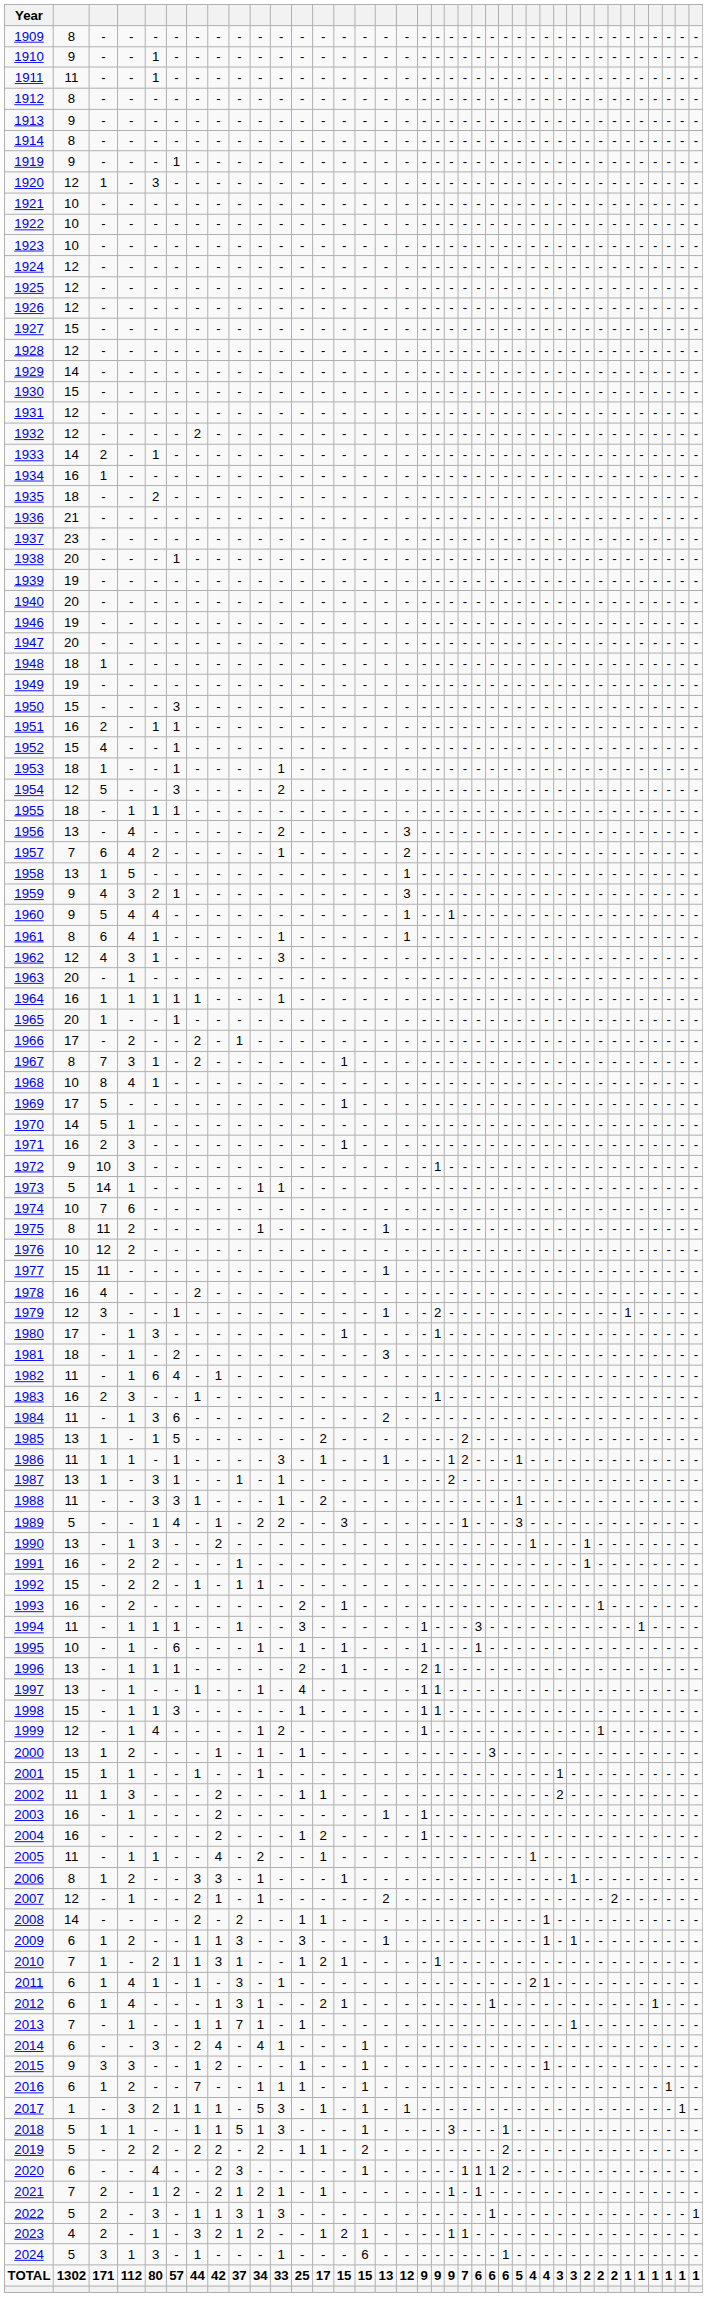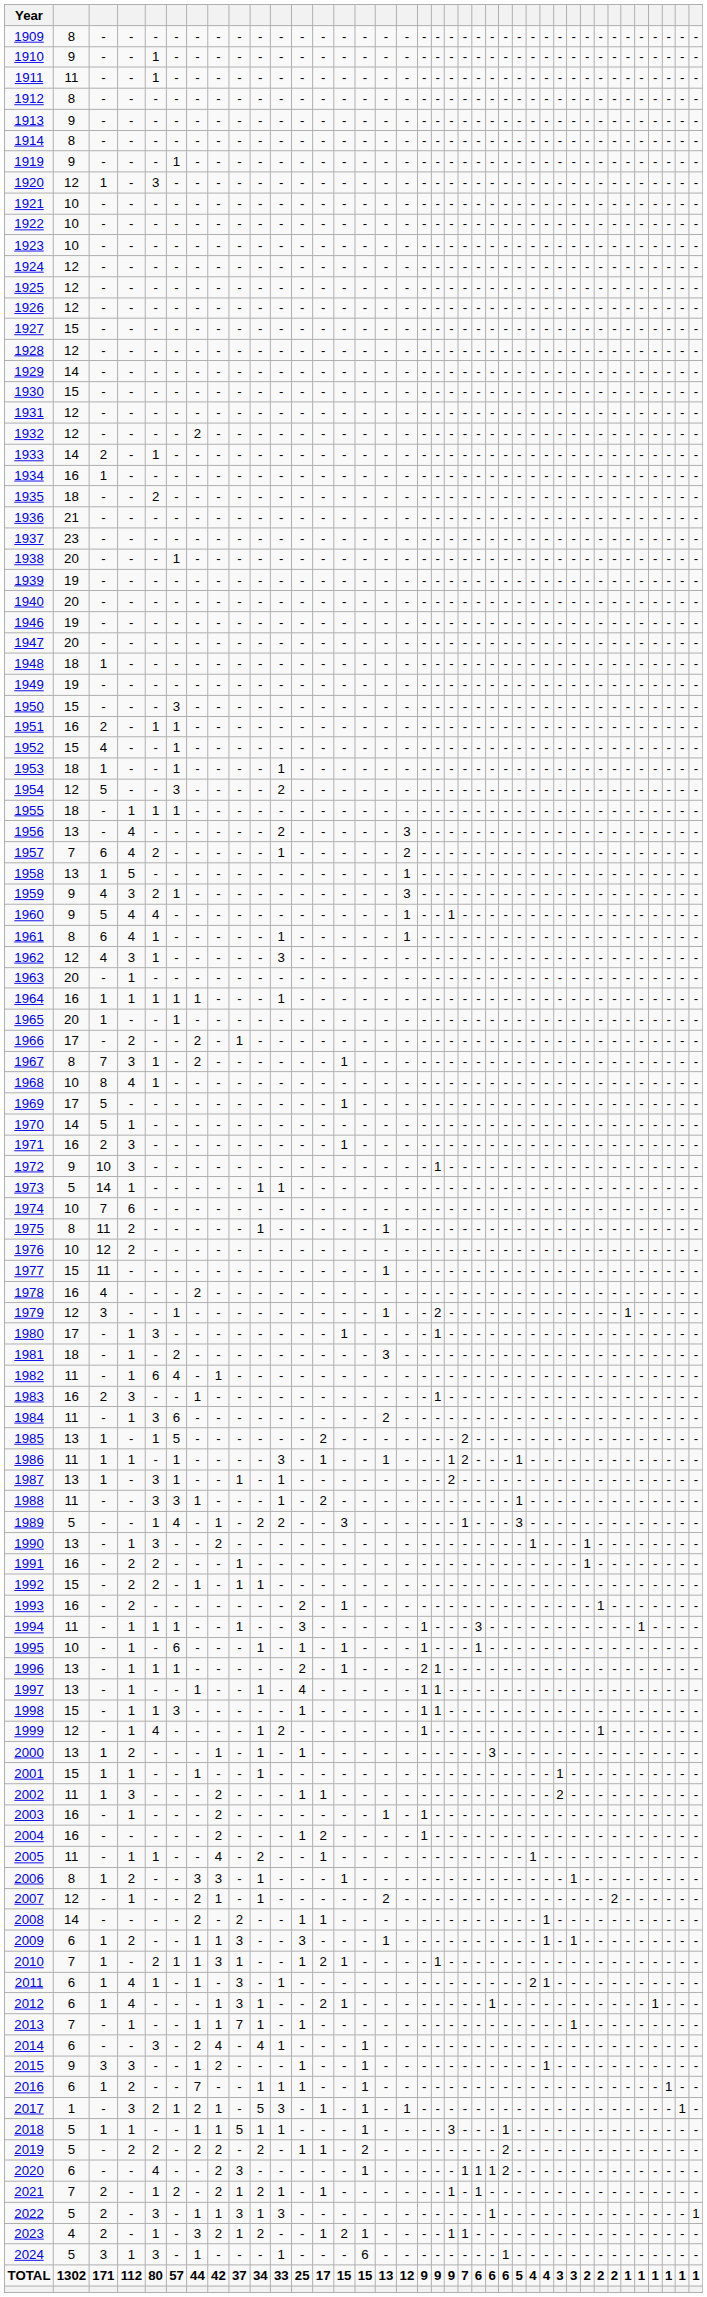(197, 2108) 1 -> (197, 2108) 2
(281, 2129) 3 -> (281, 2129) 1
